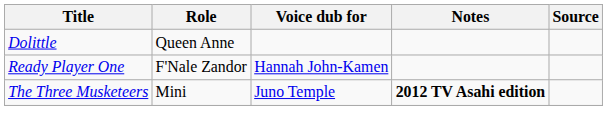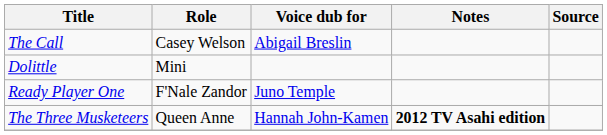+ row: (36, 42)
(195, 42) Queen Anne -> (171, 67) Mini
(321, 67) Hannah John-Kamen -> (295, 92) Juno Temple
(171, 92) Mini -> (195, 117) Queen Anne
(295, 92) Juno Temple -> (321, 117) Hannah John-Kamen
